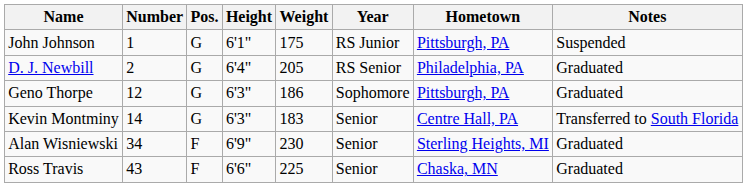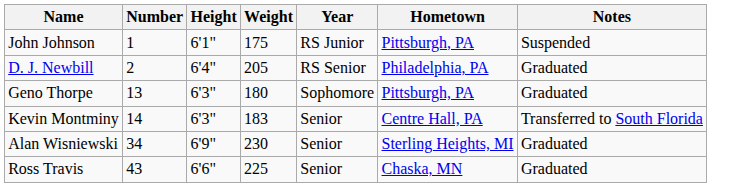- column: (204, 17)
(134, 93) 12 -> (134, 93) 13
(291, 93) 186 -> (256, 93) 180
